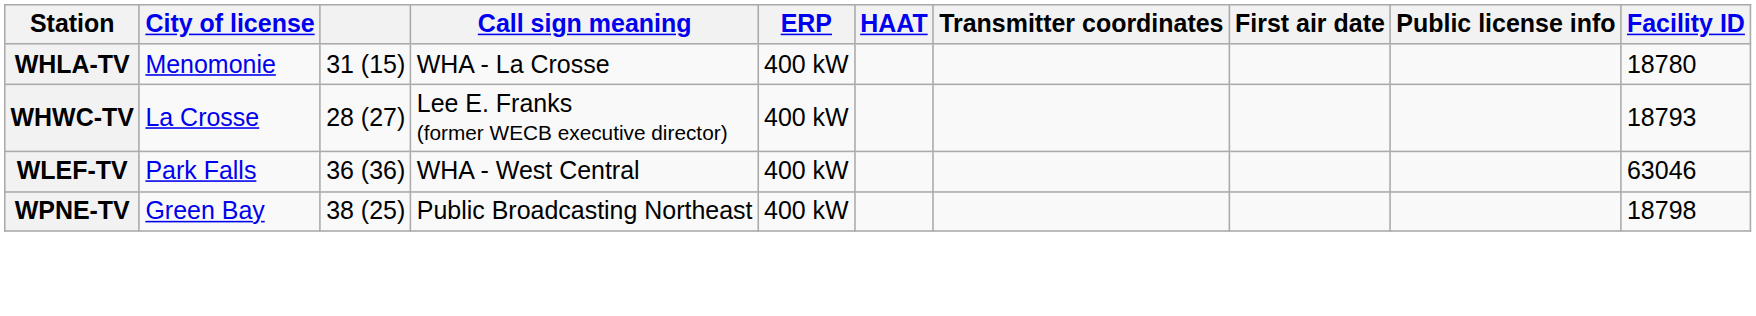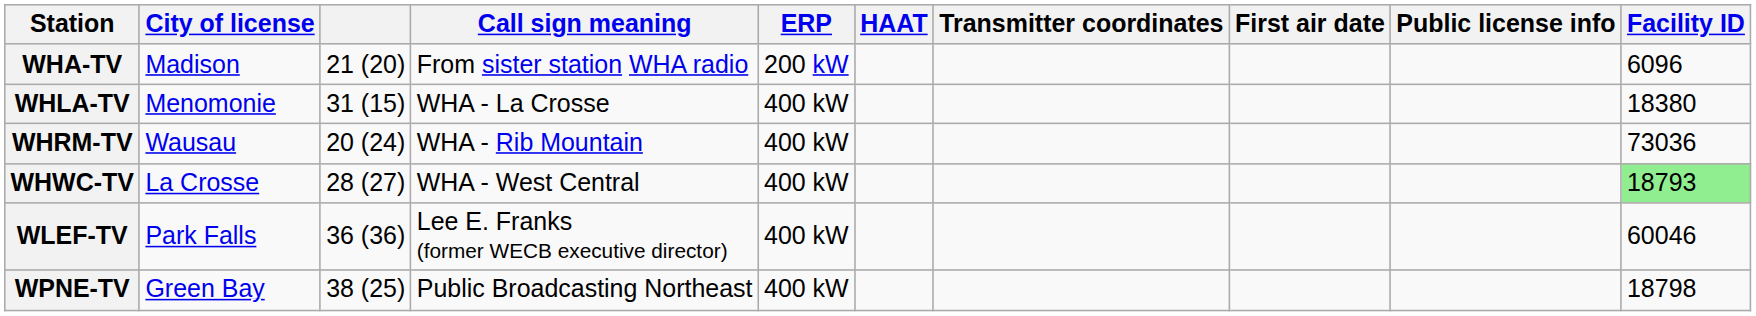+ row: (72, 63)
(1662, 63) 18780 -> (1662, 103) 18380
+ row: (72, 143)
(572, 117) Lee E. Franks (former WECB executive director) -> (528, 182) WHA - West Central
(1662, 117) no background -> (1662, 182) lightgreen background
(528, 171) WHA - West Central -> (572, 236) Lee E. Franks (former WECB executive director)
(1662, 171) 63046 -> (1662, 236) 60046
